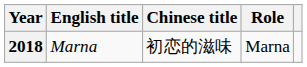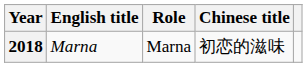columns swapped: (192, 18) <-> (268, 18)
